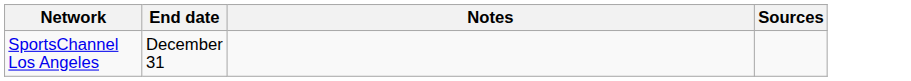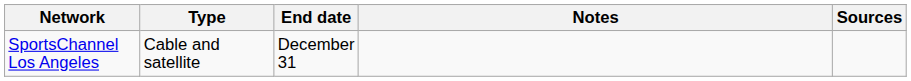+ column: (207, 17)
